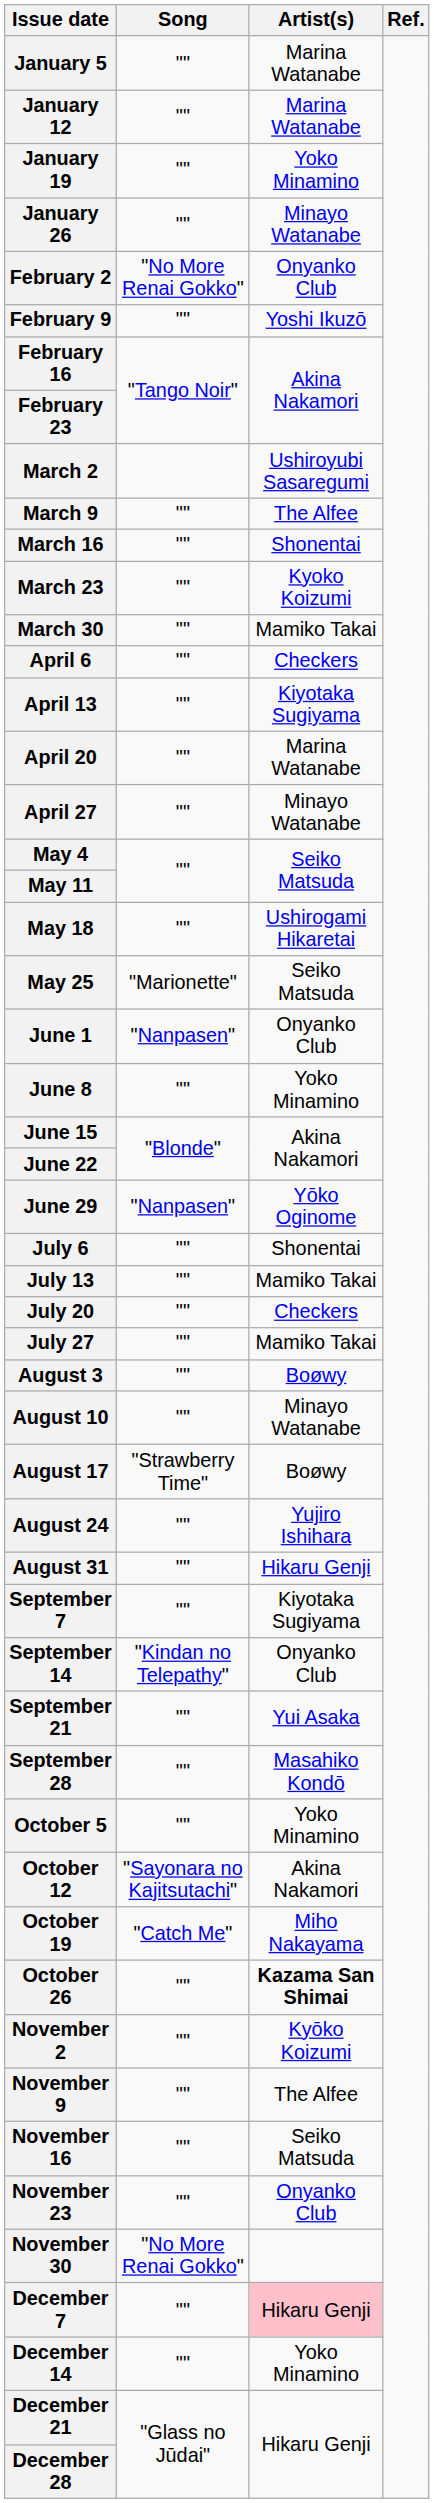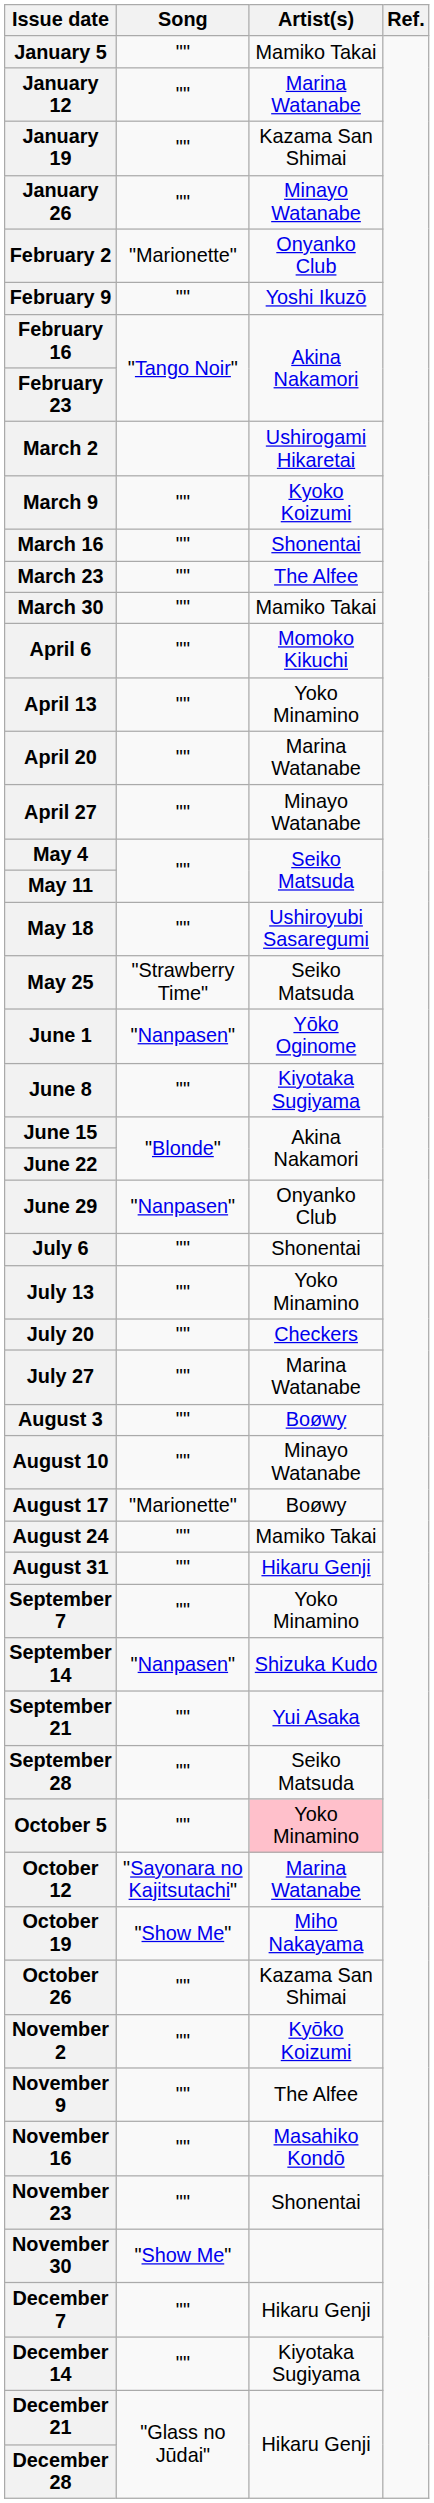(316, 62) Marina Watanabe -> (316, 51) Mamiko Takai
(316, 170) Yoko Minamino -> (316, 148) Kazama San Shimai
(183, 277) "No More Renai Gokko" -> (183, 255) "Marionette"
(316, 470) Ushiroyubi Sasaregumi -> (316, 448) Ushirogami Hikaretai
(316, 513) The Alfee -> (316, 502) Kyoko Koizumi
(316, 587) Kyoko Koizumi -> (316, 576) The Alfee
(316, 661) Checkers -> (316, 650) Momoko Kikuchi
(316, 704) Kiyotaka Sugiyama -> (316, 704) Yoko Minamino
(316, 928) Ushirogami Hikaretai -> (316, 928) Ushiroyubi Sasaregumi
(183, 982) "Marionette" -> (183, 982) "Strawberry Time"
(316, 1036) Onyanko Club -> (316, 1036) Yōko Oginome
(316, 1089) Yoko Minamino -> (316, 1089) Kiyotaka Sugiyama
(316, 1206) Yōko Oginome -> (316, 1206) Onyanko Club
(316, 1280) Mamiko Takai -> (316, 1291) Yoko Minamino
(316, 1343) Mamiko Takai -> (316, 1377) Marina Watanabe
(183, 1471) "Strawberry Time" -> (183, 1504) "Marionette"
(316, 1525) Yujiro Ishihara -> (316, 1536) Mamiko Takai
(316, 1610) Kiyotaka Sugiyama -> (316, 1610) Yoko Minamino
(183, 1664) "Kindan no Telepathy" -> (183, 1664) "Nanpasen"
(316, 1664) Onyanko Club -> (316, 1664) Shizuka Kudo
(316, 1771) Masahiko Kondō -> (316, 1771) Seiko Matsuda
(316, 1825) no background -> (316, 1825) pink background
(316, 1879) Akina Nakamori -> (316, 1879) Marina Watanabe
(183, 1933) "Catch Me" -> (183, 1933) "Show Me"
(316, 1987) bold -> (316, 1987) normal
(316, 2148) Seiko Matsuda -> (316, 2148) Masahiko Kondō
(316, 2202) Onyanko Club -> (316, 2202) Shonentai
(183, 2255) "No More Renai Gokko" -> (183, 2255) "Show Me"
(316, 2309) pink background -> (316, 2309) no background
(316, 2363) Yoko Minamino -> (316, 2363) Kiyotaka Sugiyama
